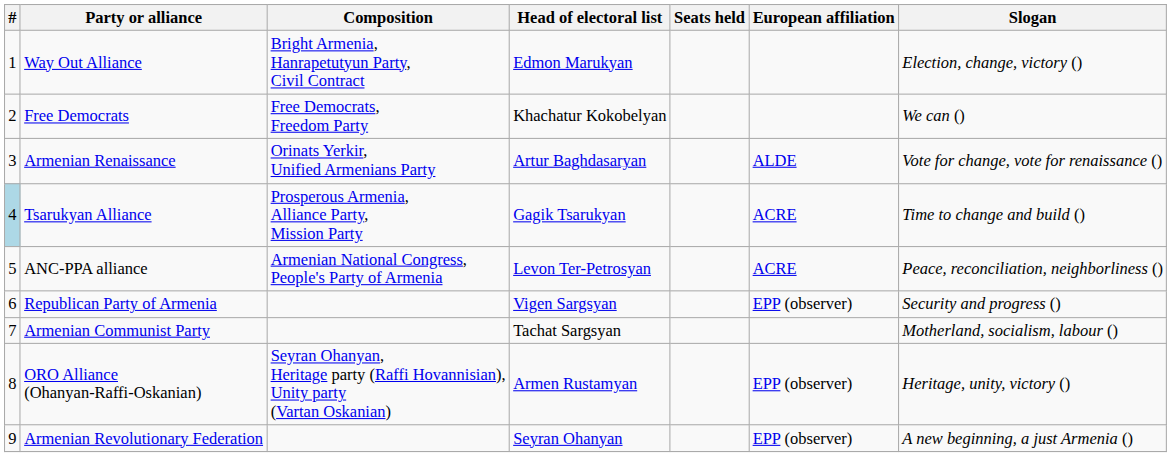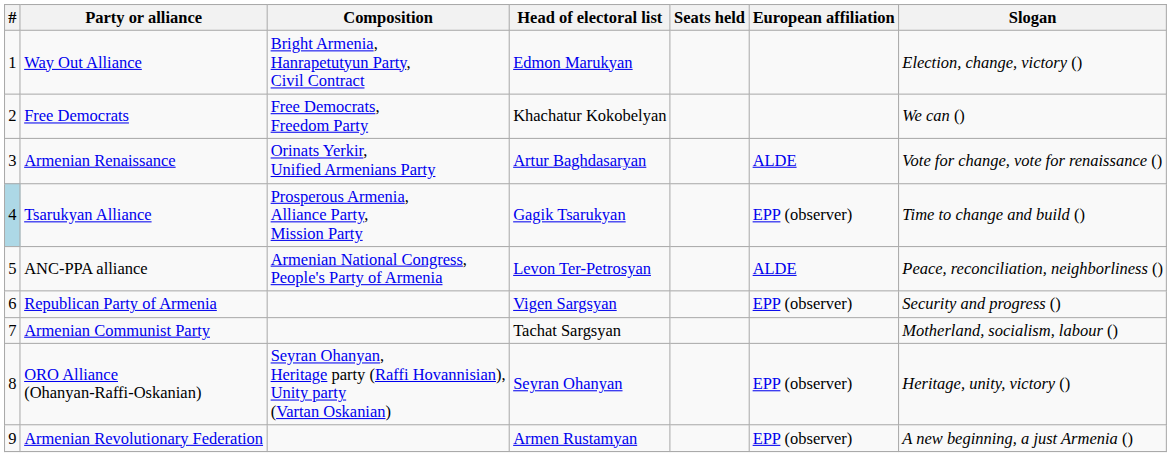(775, 214) ACRE -> (802, 214) EPP (observer)
(775, 268) ACRE -> (775, 268) ALDE
(575, 384) Armen Rustamyan -> (568, 384) Seyran Ohanyan
(568, 438) Seyran Ohanyan -> (575, 438) Armen Rustamyan
